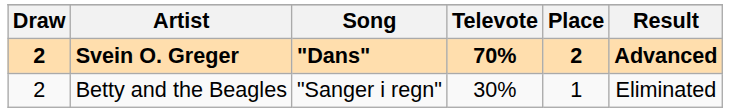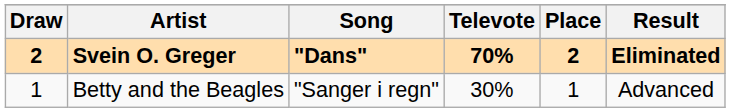(666, 55) Advanced -> (666, 55) Eliminated
(39, 90) 2 -> (36, 90) 1
(666, 90) Eliminated -> (666, 90) Advanced
